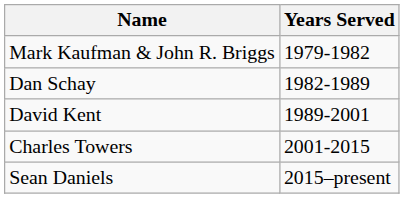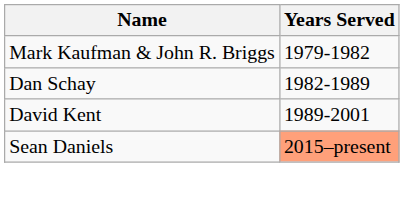- row: (71, 146)
(337, 177) no background -> (337, 146) lightsalmon background
